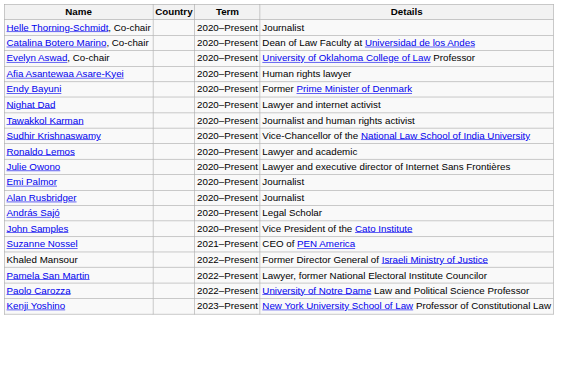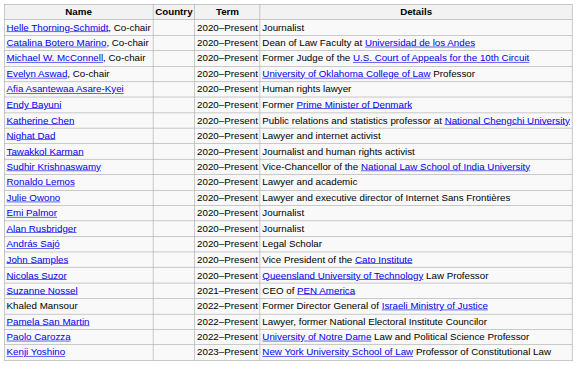+ row: (76, 58)
+ row: (40, 120)
+ row: (37, 275)
